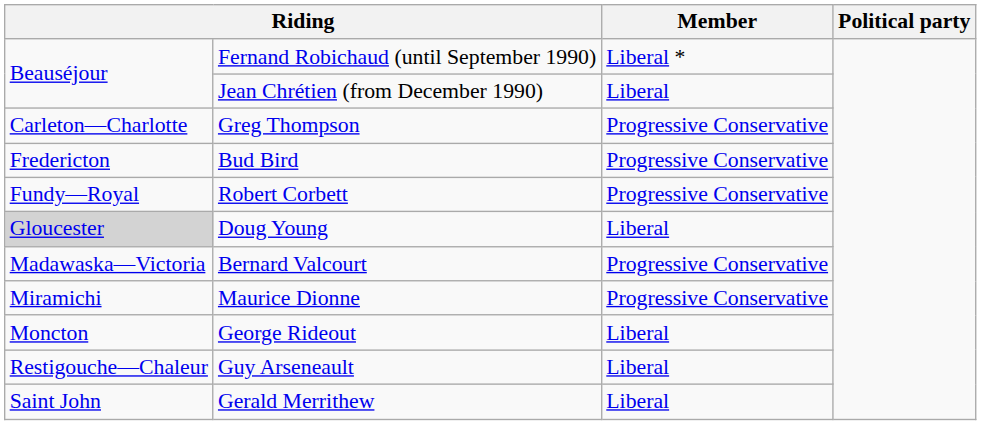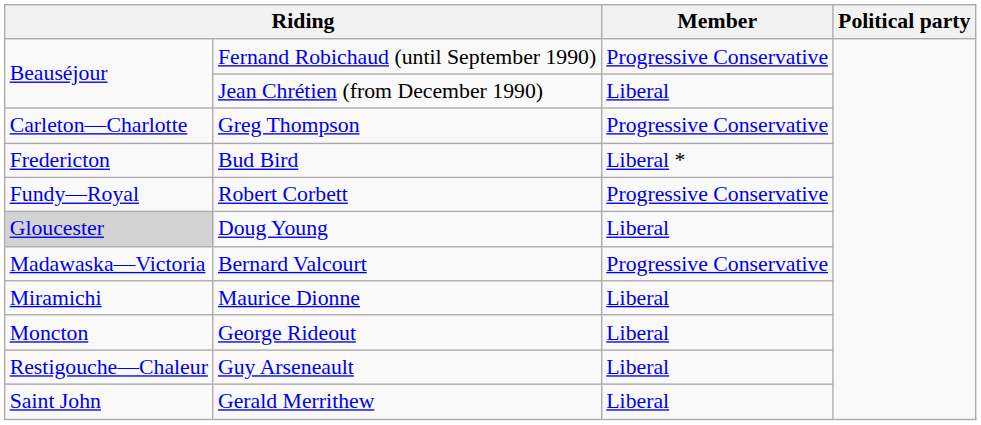(646, 56) Liberal * -> (717, 56) Progressive Conservative
(717, 159) Progressive Conservative -> (646, 159) Liberal *
(717, 297) Progressive Conservative -> (638, 297) Liberal
